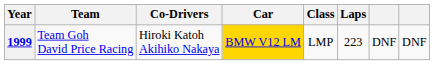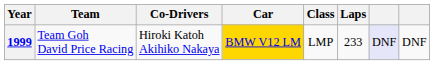(353, 42) 223 -> (353, 42) 233
(384, 42) no background -> (384, 42) lavender background
